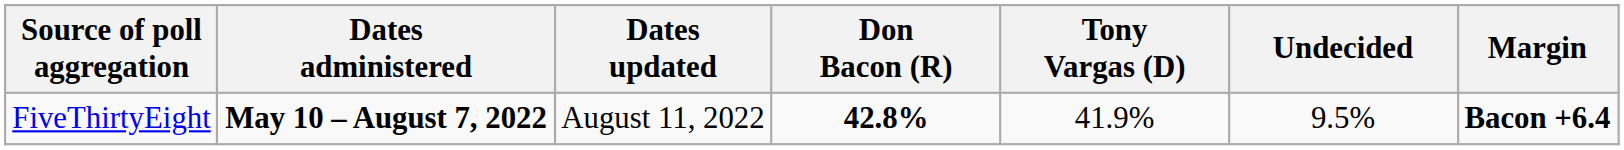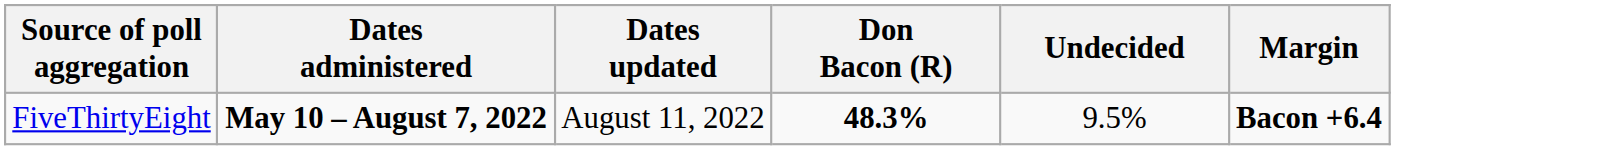- column: (1115, 48)
(886, 117) 42.8% -> (886, 117) 48.3%
